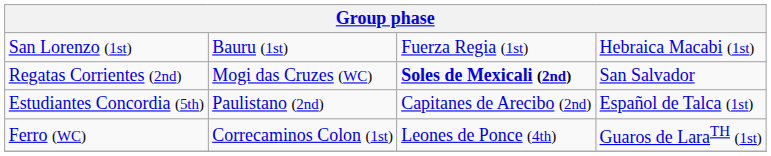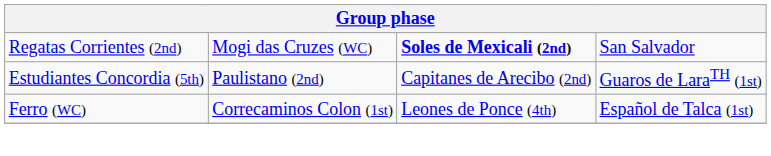- row: (70, 47)
(676, 103) Español de Talca (1st) -> (681, 77) Guaros de LaraTH (1st)
(681, 134) Guaros de LaraTH (1st) -> (676, 108) Español de Talca (1st)
